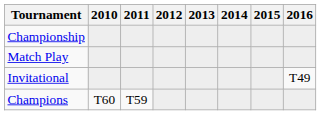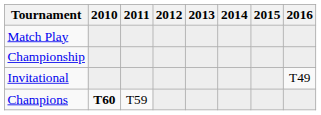rows swapped: (38, 57) <-> (46, 36)
(104, 99) normal -> (104, 99) bold
